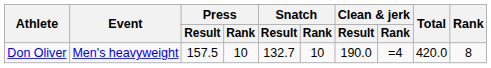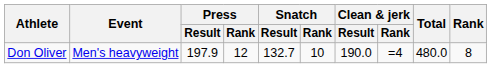(202, 53) 157.5 -> (202, 53) 197.9
(241, 53) 10 -> (241, 53) 12
(432, 53) 420.0 -> (432, 53) 480.0
